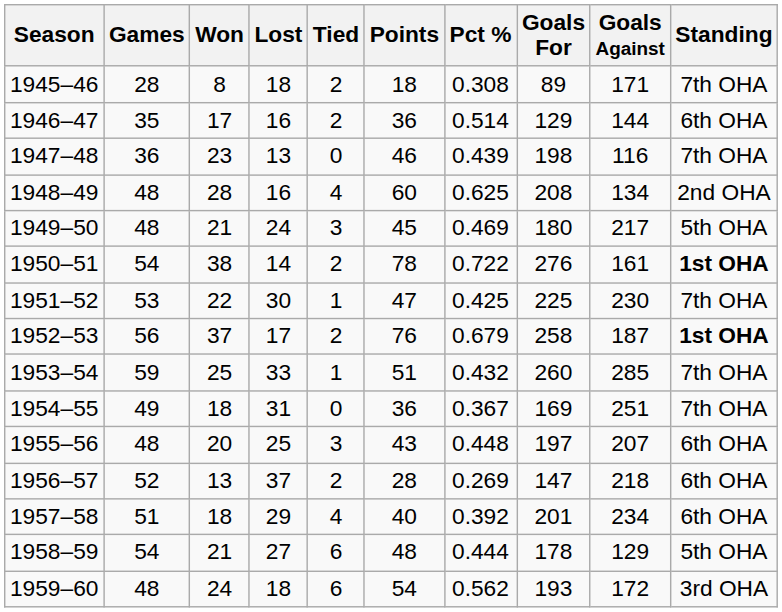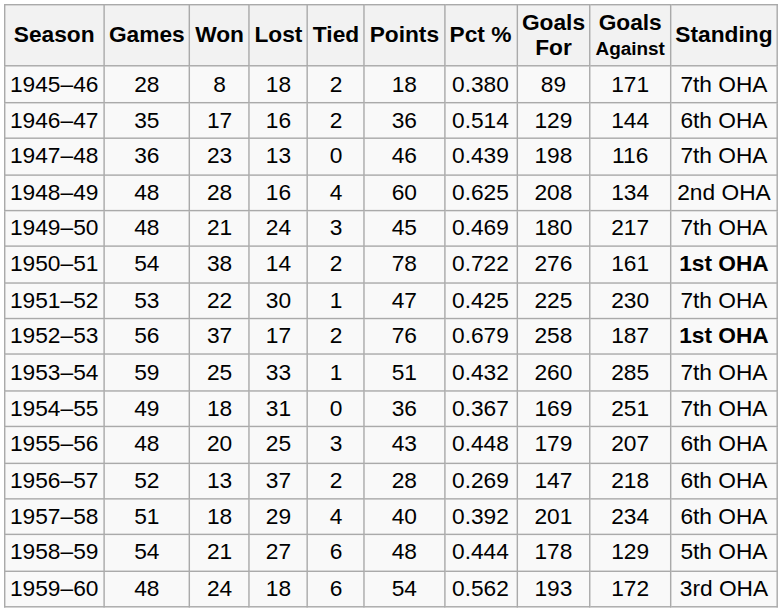(480, 84) 0.308 -> (480, 84) 0.380
(724, 228) 5th OHA -> (724, 228) 7th OHA
(553, 444) 197 -> (553, 444) 179
